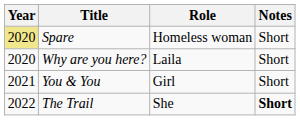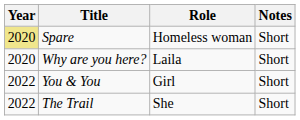(22, 81) 2021 -> (22, 81) 2022
(275, 103) bold -> (274, 103) normal
